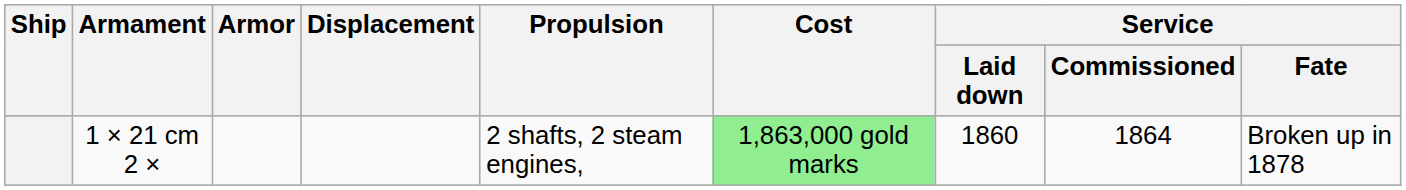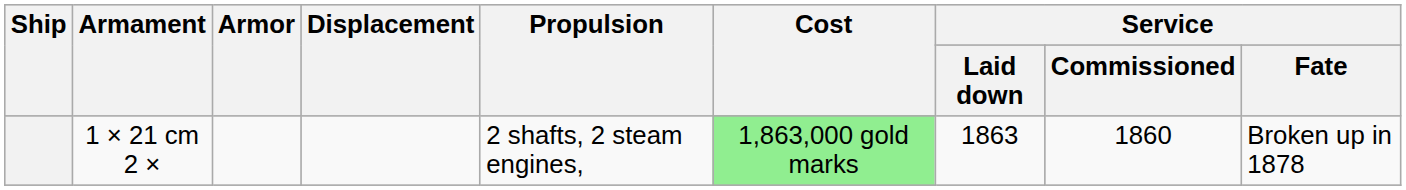(990, 135) 1860 -> (990, 135) 1863
(1143, 135) 1864 -> (1143, 135) 1860
